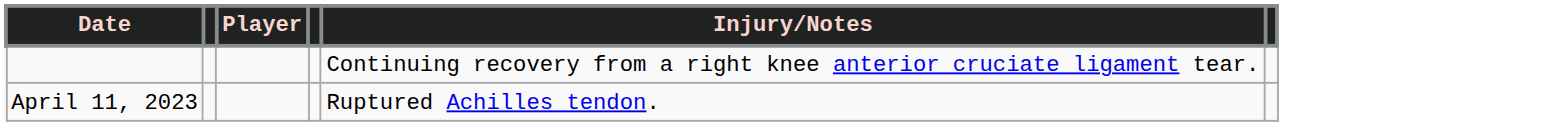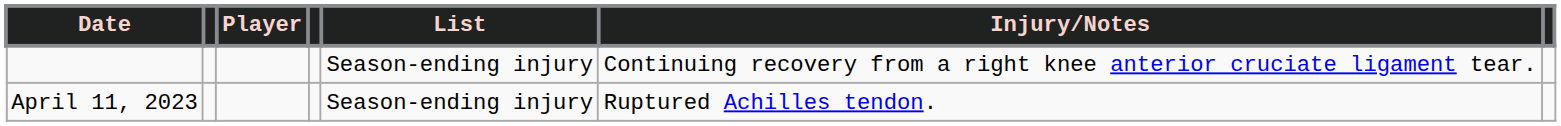+ column: (460, 25)
